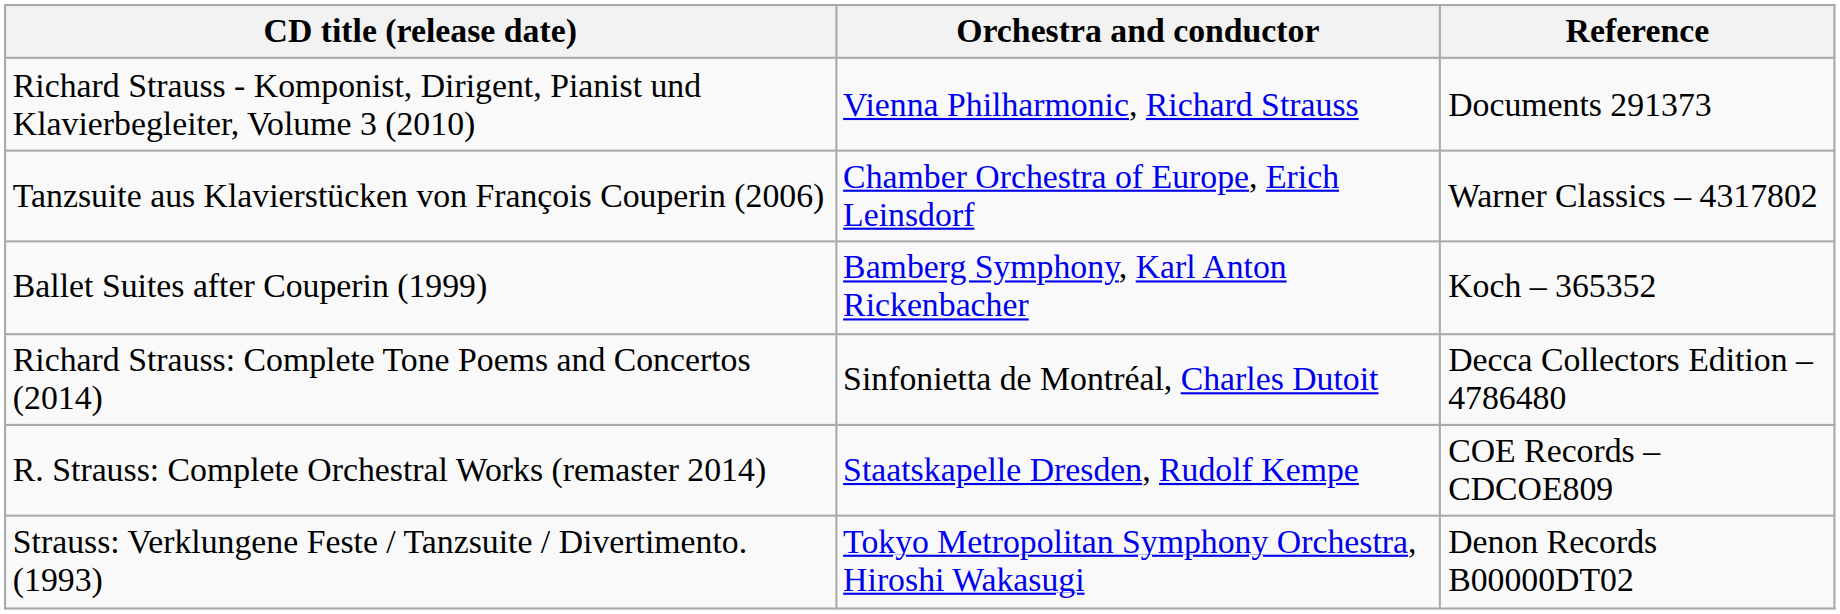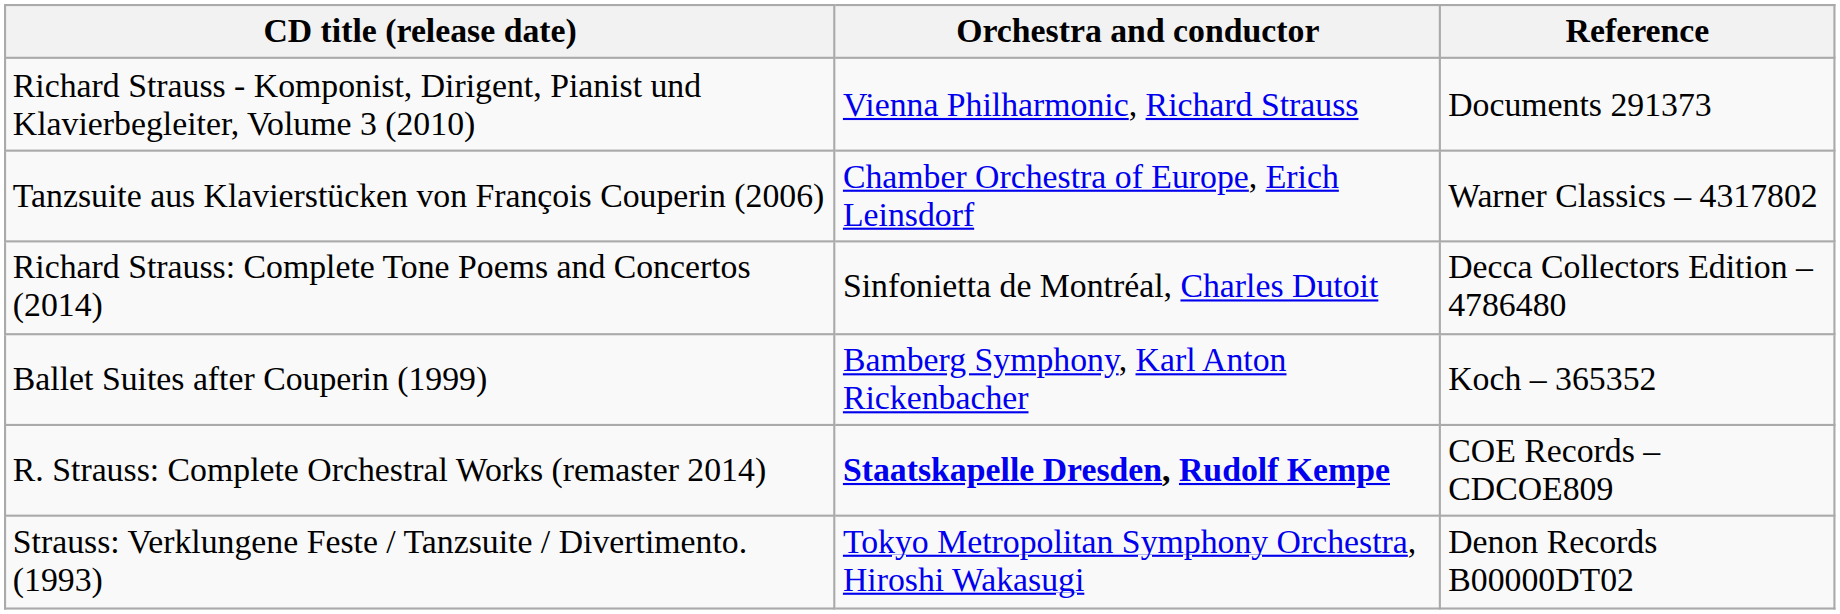rows swapped: (382, 378) <-> (250, 286)
(1101, 469) normal -> (1116, 469) bold
